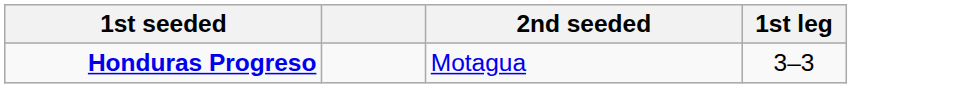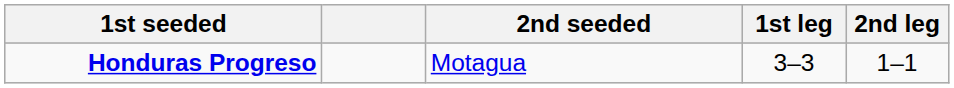+ column: (897, 23)
